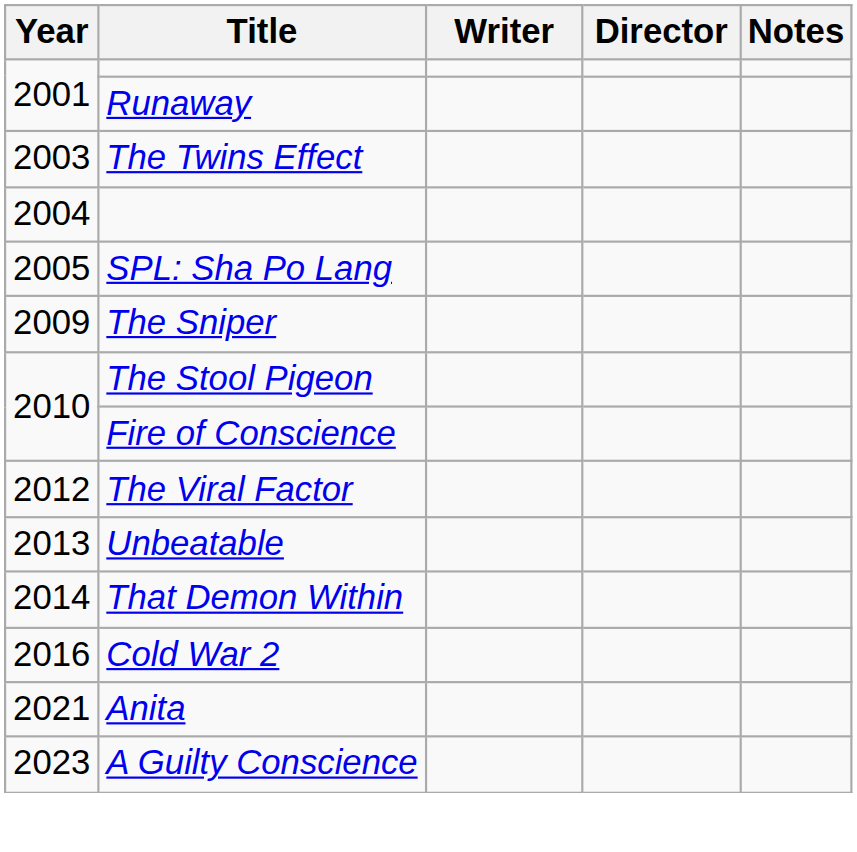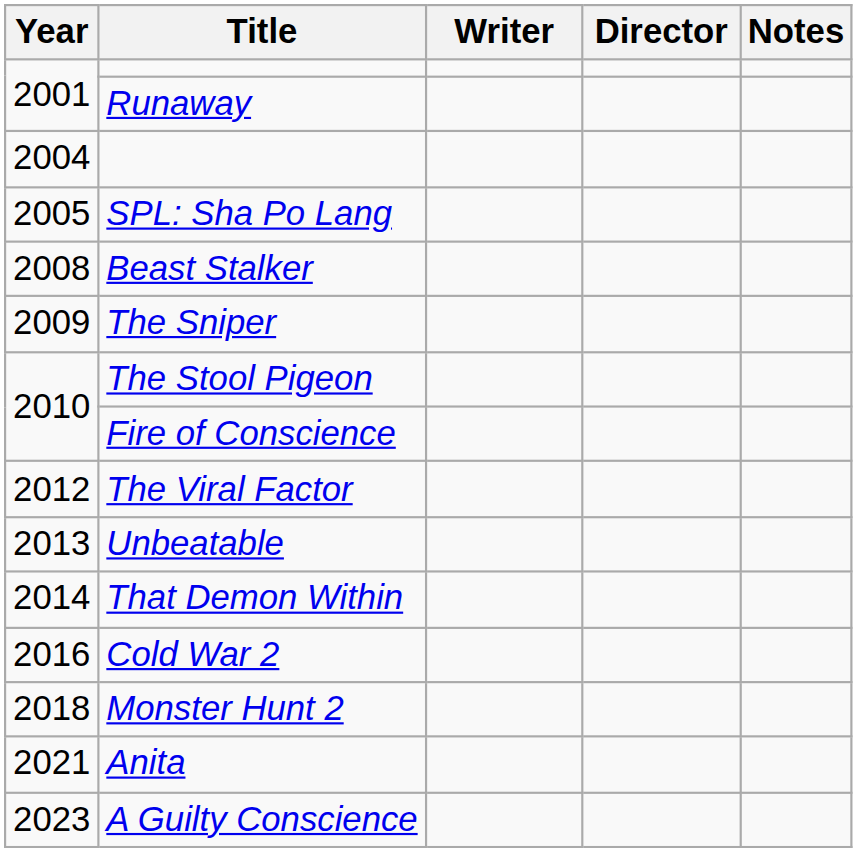- row: (52, 158)
+ row: (52, 268)
+ row: (52, 708)
